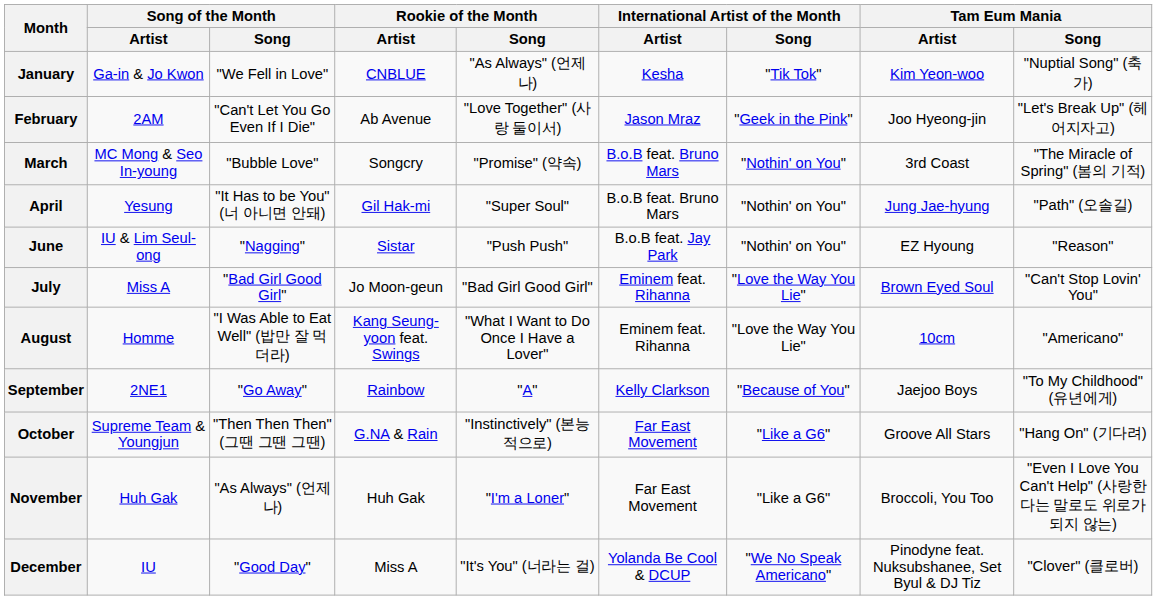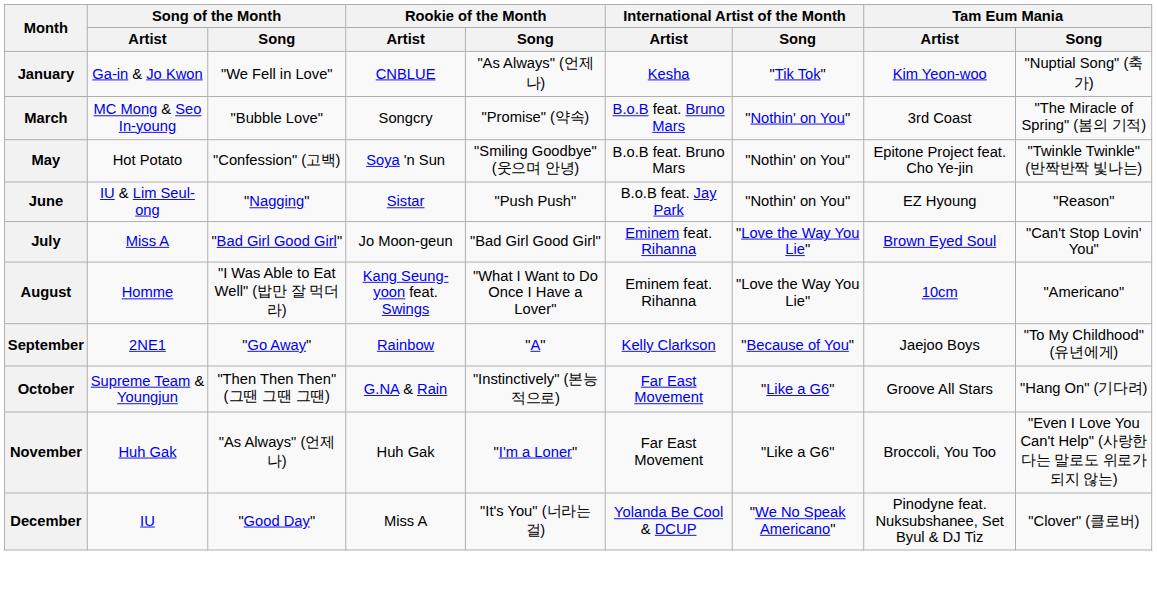- row: (46, 119)
- row: (46, 206)
+ row: (46, 160)
